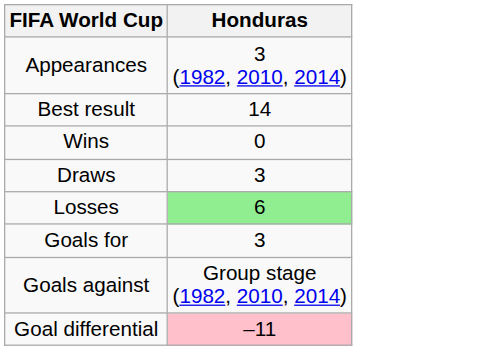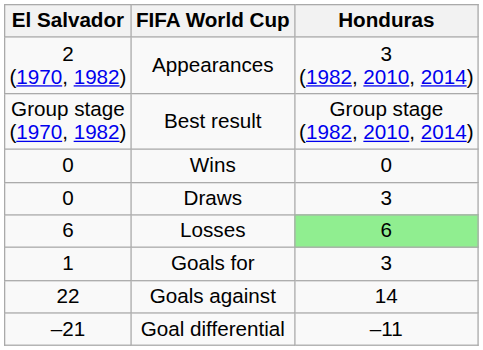+ column: (68, 20)
(260, 109) 14 -> (386, 121) Group stage (1982, 2010, 2014)
(260, 284) Group stage (1982, 2010, 2014) -> (386, 296) 14
(260, 329) pink background -> (386, 329) no background
